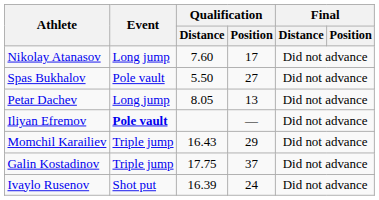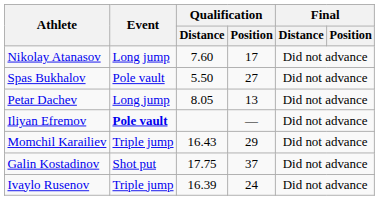(143, 164) Triple jump -> (134, 164) Shot put
(134, 185) Shot put -> (143, 185) Triple jump
